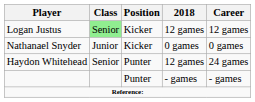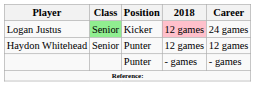(184, 29) no background -> (184, 29) pink background
(229, 29) 12 games -> (229, 29) 24 games
- row: (44, 45)
(229, 62) 24 games -> (229, 45) 12 games
